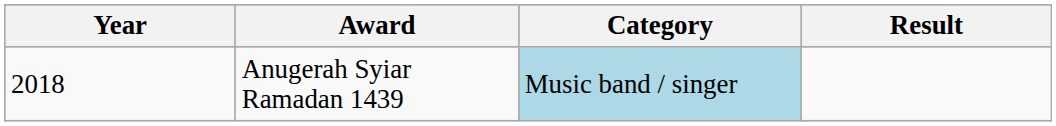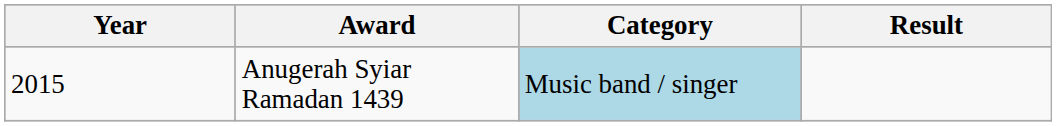(38, 83) 2018 -> (38, 83) 2015
